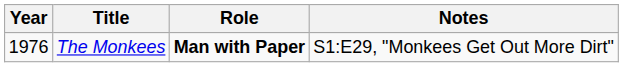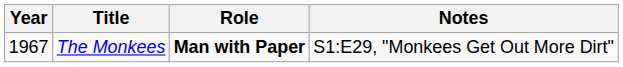(29, 47) 1976 -> (29, 47) 1967
